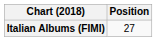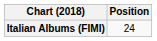(129, 28) 27 -> (129, 28) 24
